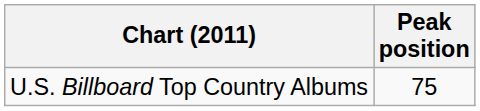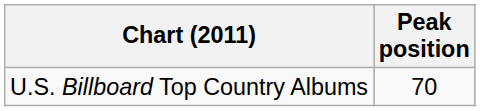(424, 86) 75 -> (424, 86) 70
